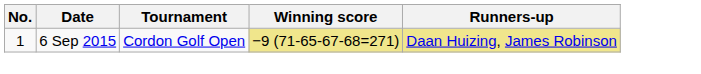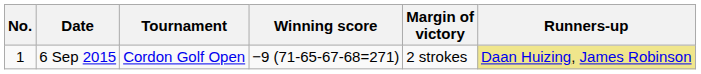+ column: (440, 25)
(326, 40) khaki background -> (326, 57) no background
